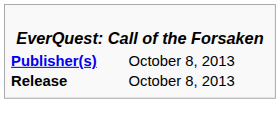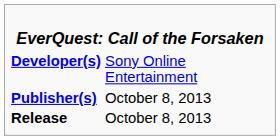+ row: (56, 61)
